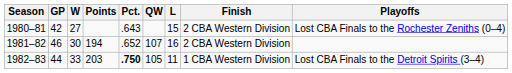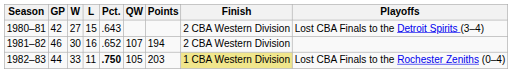columns swapped: (173, 12) <-> (101, 12)
(400, 28) Lost CBA Finals to the Rochester Zeniths (0–4) -> (389, 28) Lost CBA Finals to the Detroit Spirits (3–4)
(237, 60) no background -> (237, 60) khaki background
(389, 60) Lost CBA Finals to the Detroit Spirits (3–4) -> (400, 60) Lost CBA Finals to the Rochester Zeniths (0–4)
